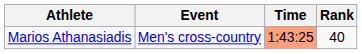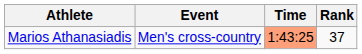(337, 38) 40 -> (337, 38) 37
